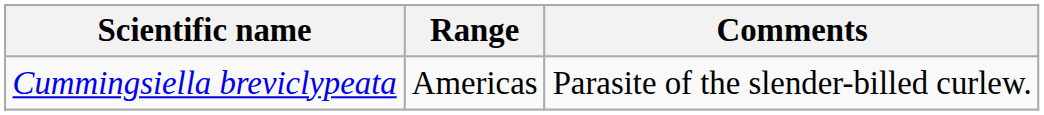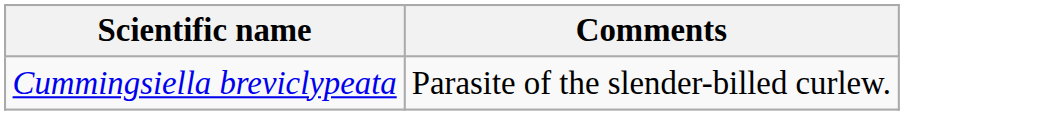- column: (475, 30)
